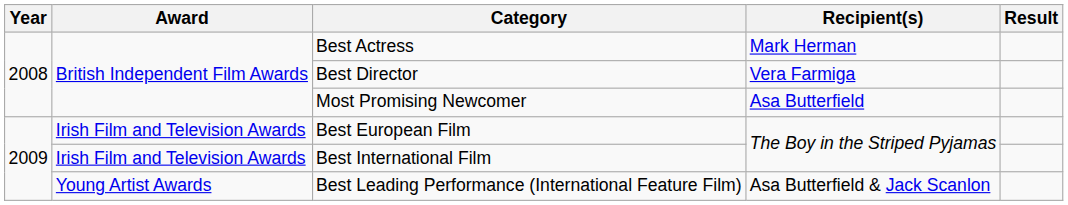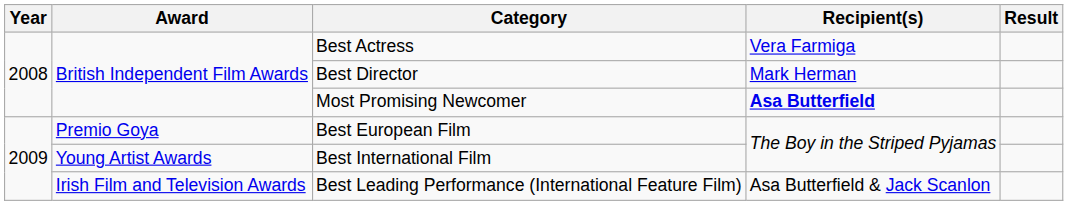(803, 46) Mark Herman -> (803, 46) Vera Farmiga
(803, 74) Vera Farmiga -> (803, 74) Mark Herman
(807, 102) normal -> (812, 102) bold
(181, 130) Irish Film and Television Awards -> (107, 130) Premio Goya
(181, 158) Irish Film and Television Awards -> (134, 158) Young Artist Awards
(134, 185) Young Artist Awards -> (181, 185) Irish Film and Television Awards
